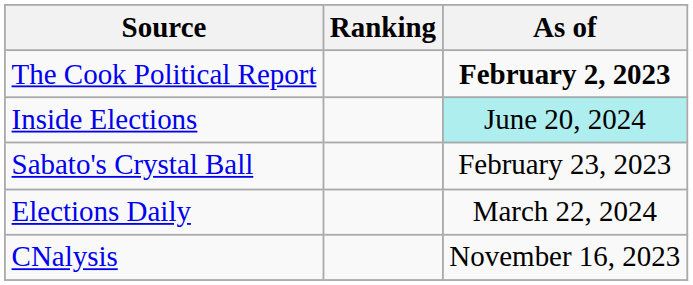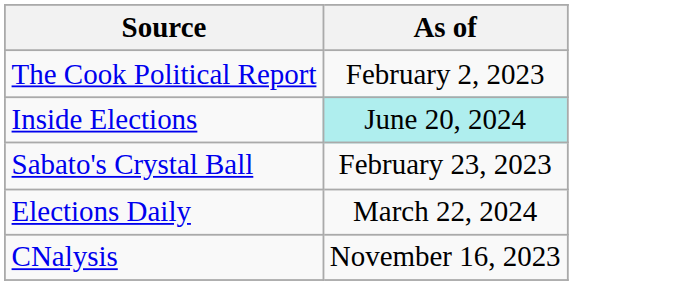- column: (383, 27)
(565, 73) bold -> (445, 73) normal
